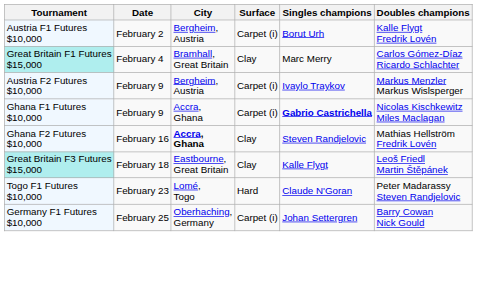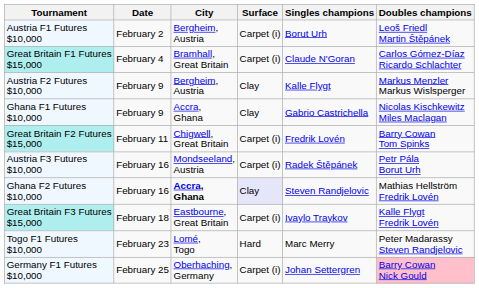(407, 33) Kalle Flygt Fredrik Lovén -> (414, 33) Leoš Friedl Martin Štěpánek
(247, 60) Clay -> (260, 60) Carpet (i)
(307, 60) Marc Merry -> (320, 60) Claude N'Goran
(257, 86) Carpet (i) -> (249, 86) Clay
(314, 86) Ivaylo Traykov -> (308, 86) Kalle Flygt
(257, 112) Carpet (i) -> (249, 112) Clay
(327, 112) bold -> (327, 112) normal
+ row: (59, 139)
+ row: (47, 165)
(247, 139) no background -> (249, 191) lavender background
(247, 165) Clay -> (260, 218) Carpet (i)
(305, 165) Kalle Flygt -> (316, 218) Ivaylo Traykov
(412, 165) Leoš Friedl Martin Štěpánek -> (409, 218) Kalle Flygt Fredrik Lovén
(317, 191) Claude N'Goran -> (310, 244) Marc Merry
(405, 218) no background -> (407, 271) pink background
